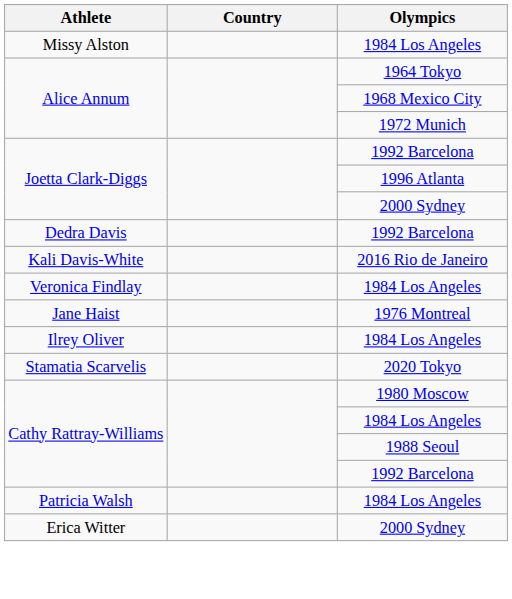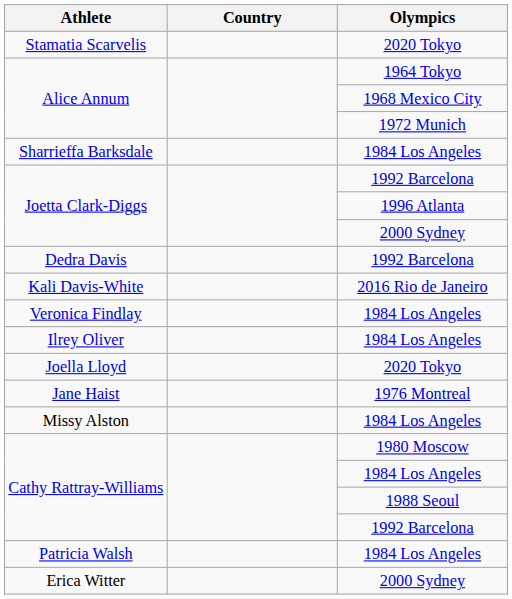rows swapped: (86, 44) <-> (86, 366)
+ row: (86, 152)
rows swapped: (86, 313) <-> (86, 339)
+ row: (86, 366)
